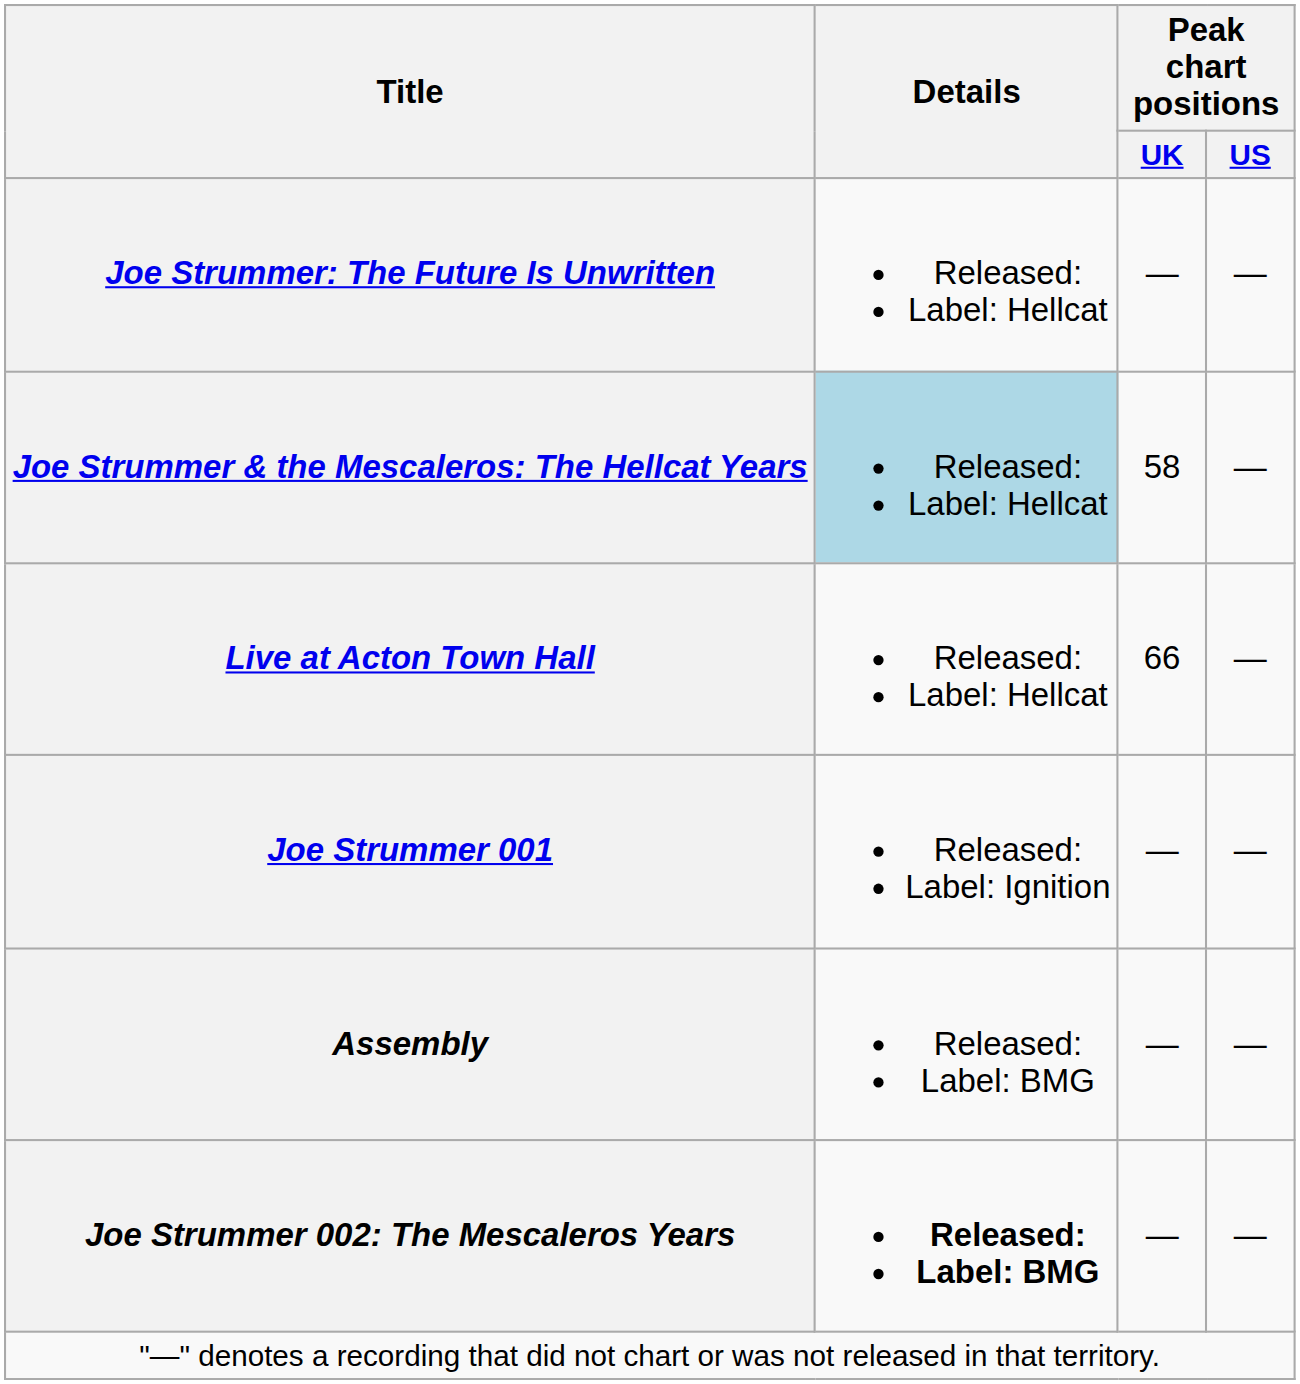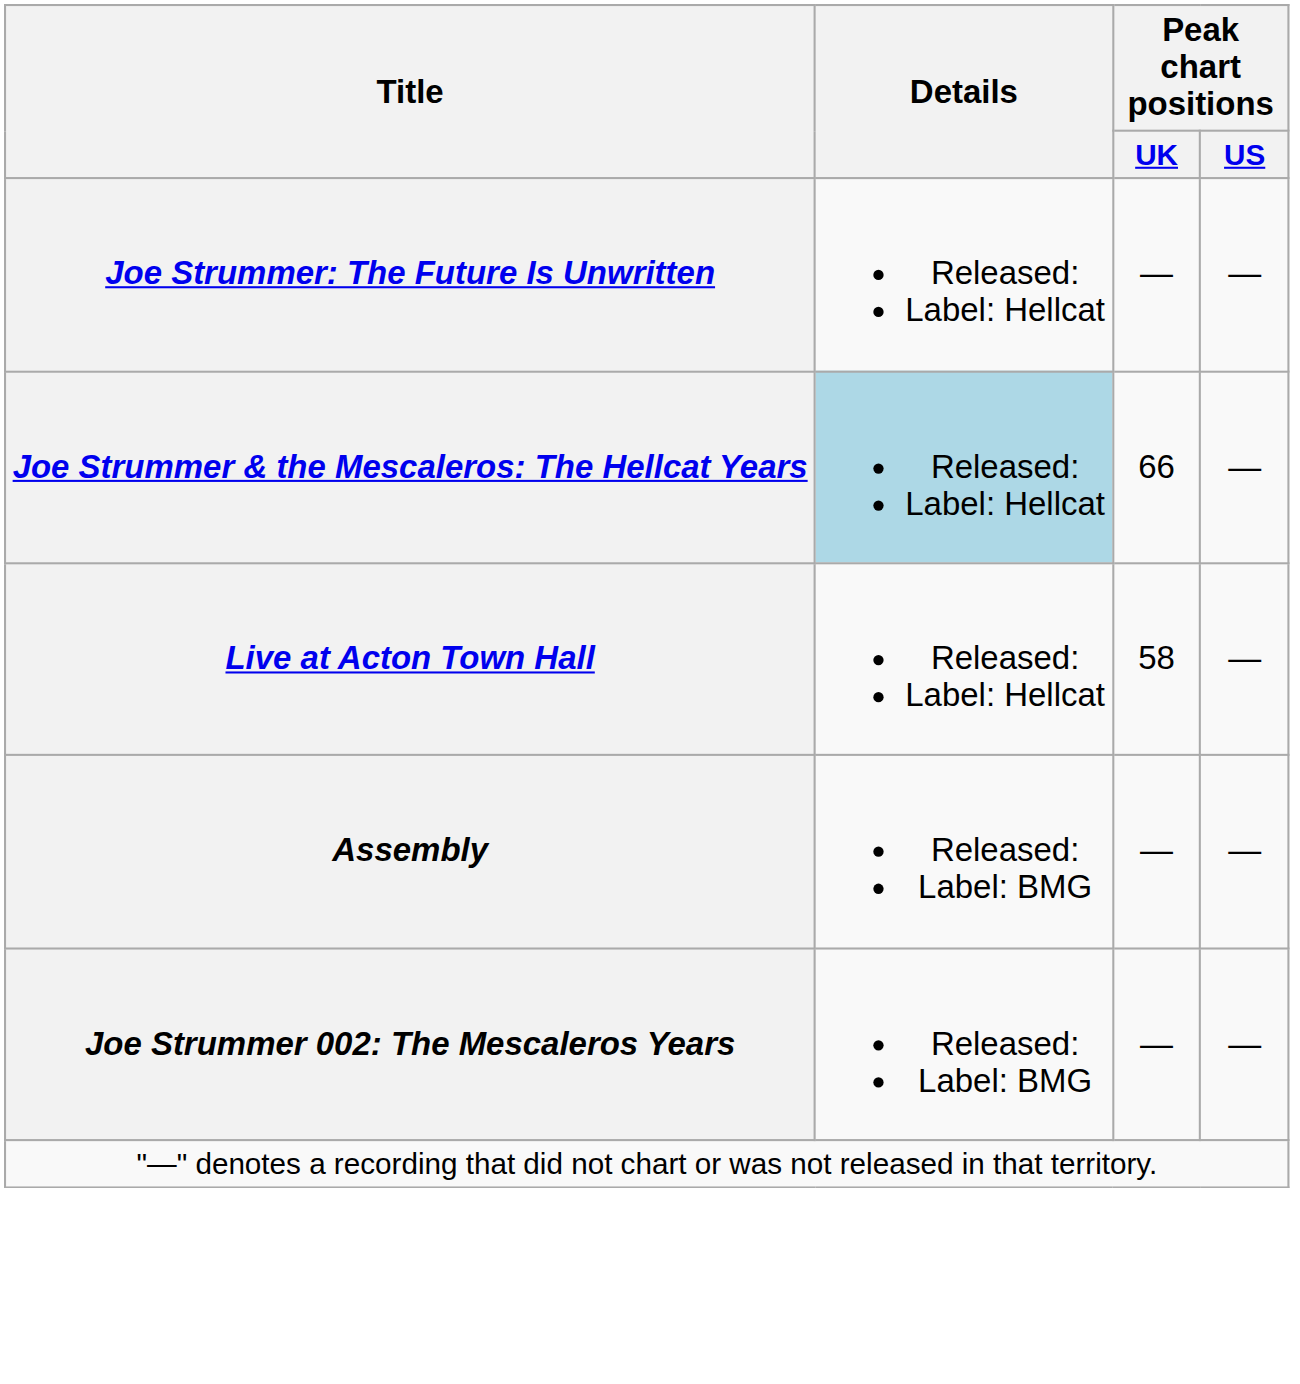(1162, 466) 58 -> (1157, 466) 66
(1162, 658) 66 -> (1157, 658) 58
- row: (410, 851)
(967, 1255) bold -> (964, 1062) normal
